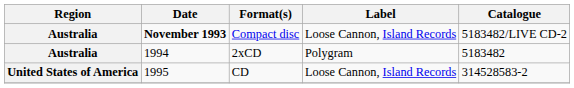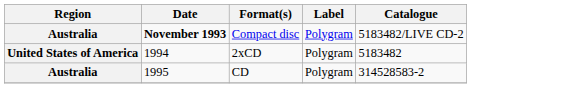(381, 33) Loose Cannon, Island Records -> (329, 33) Polygram
(73, 53) Australia -> (73, 53) United States of America
(73, 72) United States of America -> (73, 72) Australia
(381, 72) Loose Cannon, Island Records -> (329, 72) Polygram
